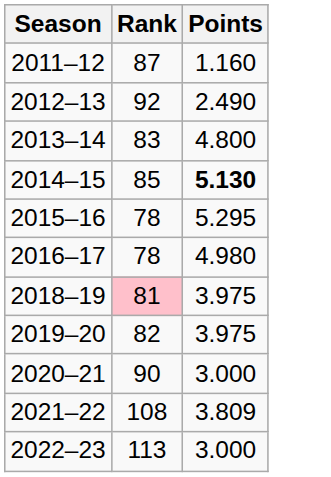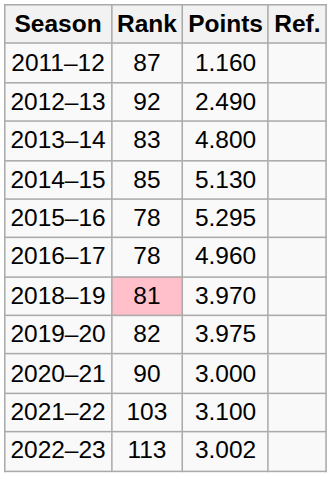+ column: (297, 23)
(226, 179) bold -> (226, 179) normal
(226, 256) 4.980 -> (226, 256) 4.960
(226, 295) 3.975 -> (226, 295) 3.970
(147, 412) 108 -> (147, 412) 103
(226, 412) 3.809 -> (226, 412) 3.100
(226, 450) 3.000 -> (226, 450) 3.002
